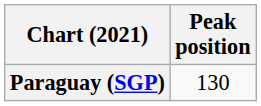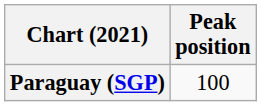(213, 82) 130 -> (213, 82) 100
